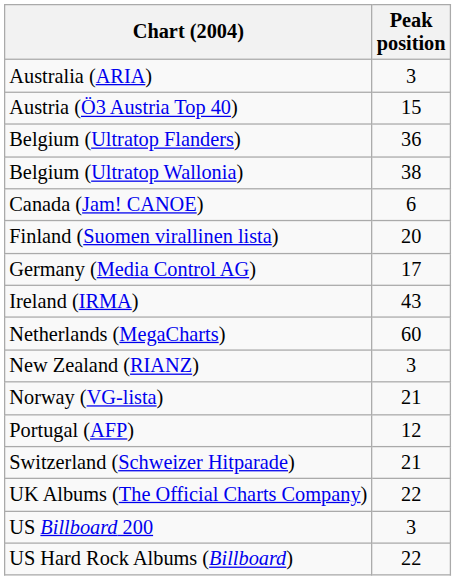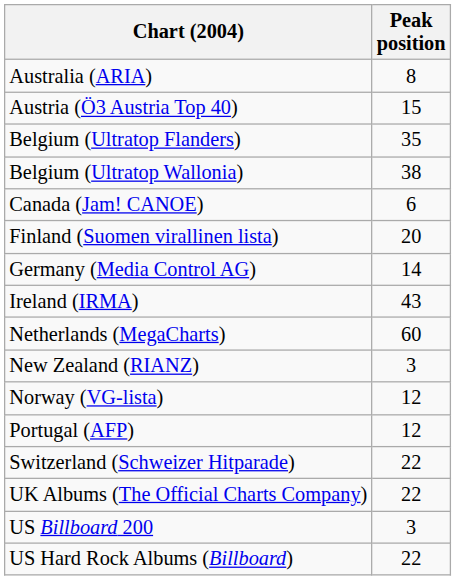(411, 75) 3 -> (411, 75) 8
(411, 140) 36 -> (411, 140) 35
(411, 269) 17 -> (411, 269) 14
(411, 397) 21 -> (411, 397) 12
(411, 462) 21 -> (411, 462) 22
